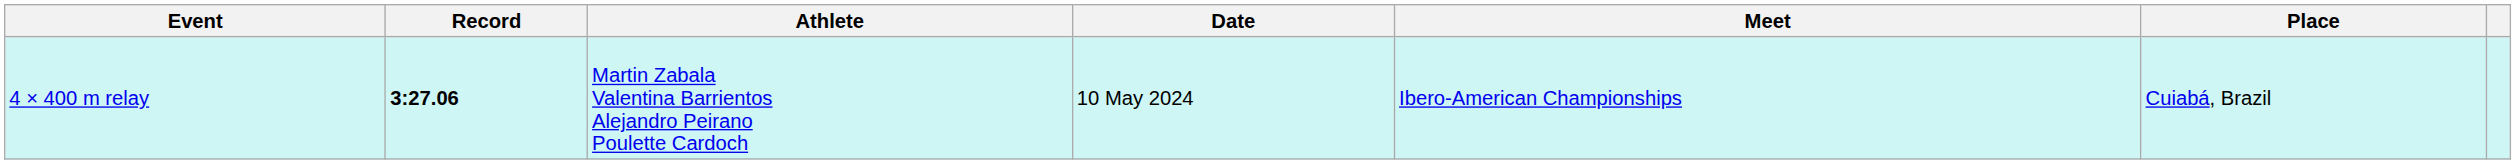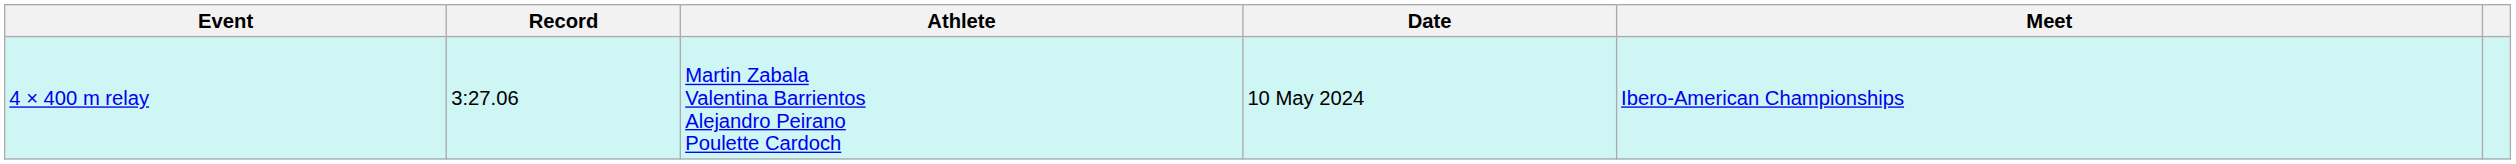- column: (2313, 21)
(425, 98) bold -> (485, 98) normal
